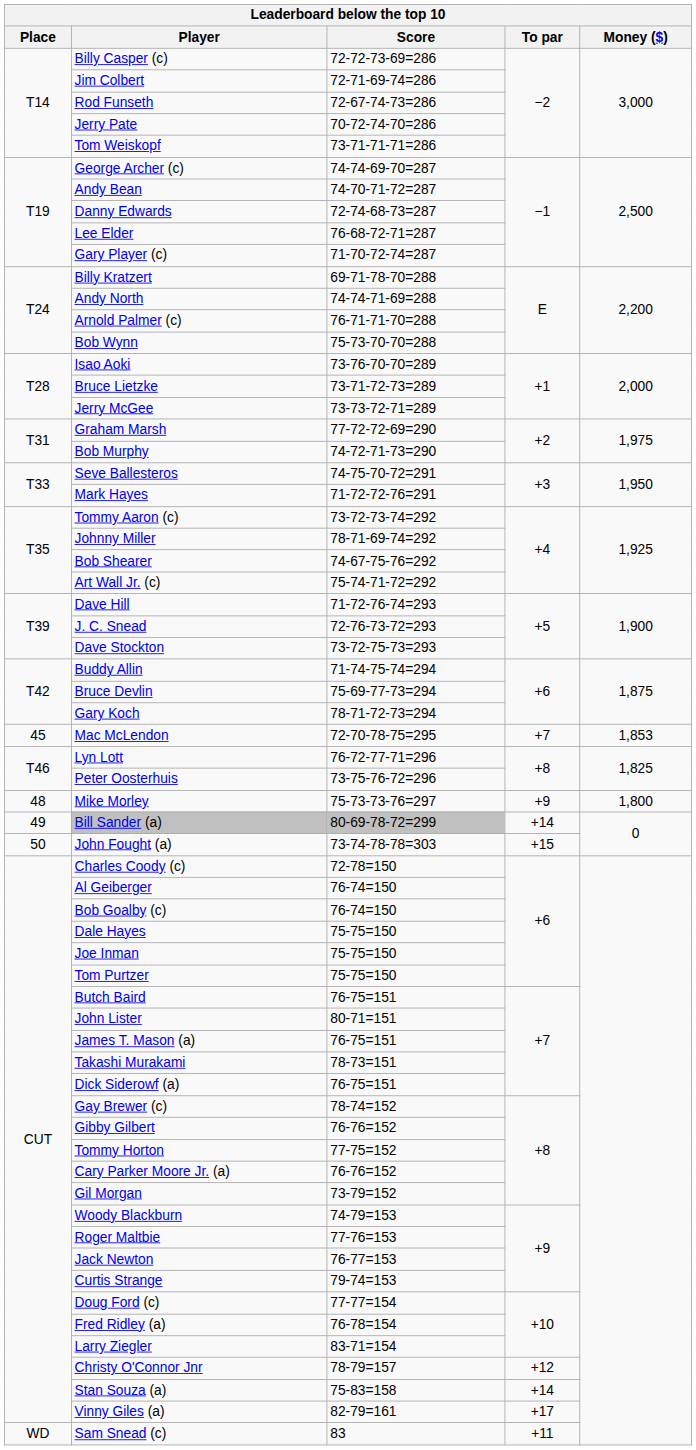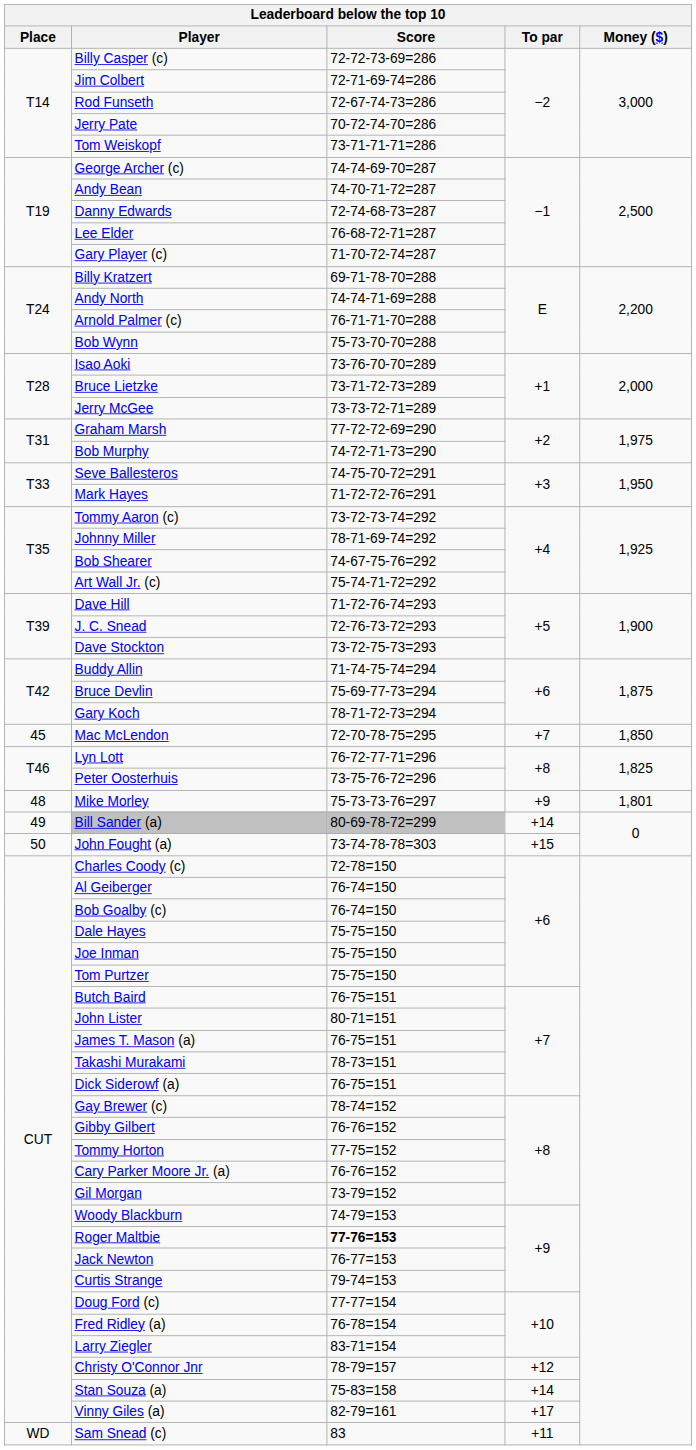(636, 735) 1,853 -> (636, 735) 1,850
(636, 801) 1,800 -> (636, 801) 1,801
(363, 1237) normal -> (363, 1237) bold
